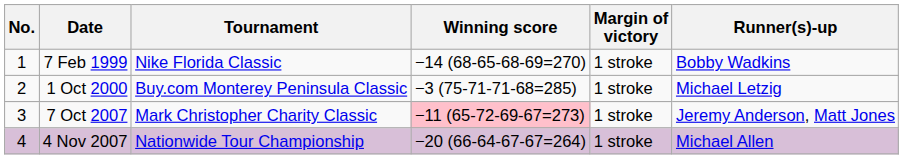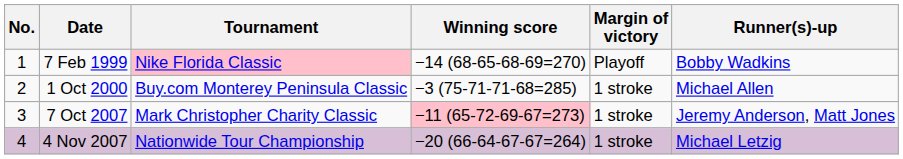(208, 63) no background -> (208, 63) pink background
(623, 63) 1 stroke -> (619, 63) Playoff
(729, 89) Michael Letzig -> (725, 89) Michael Allen
(725, 141) Michael Allen -> (729, 141) Michael Letzig
